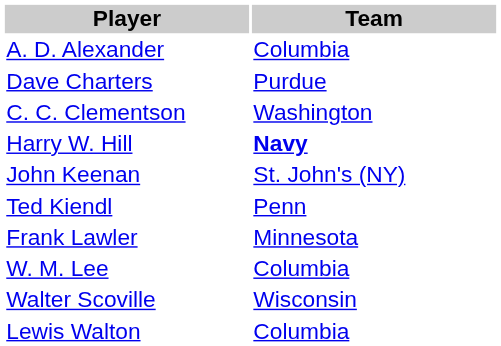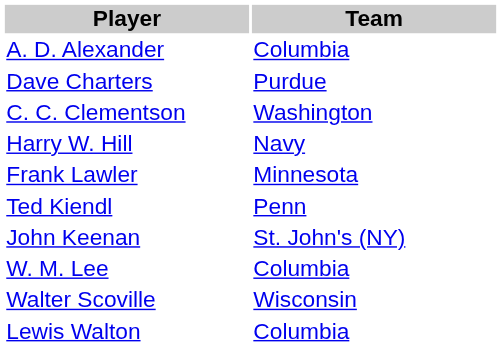(280, 143) bold -> (279, 143) normal
rows swapped: (73, 175) <-> (72, 237)
